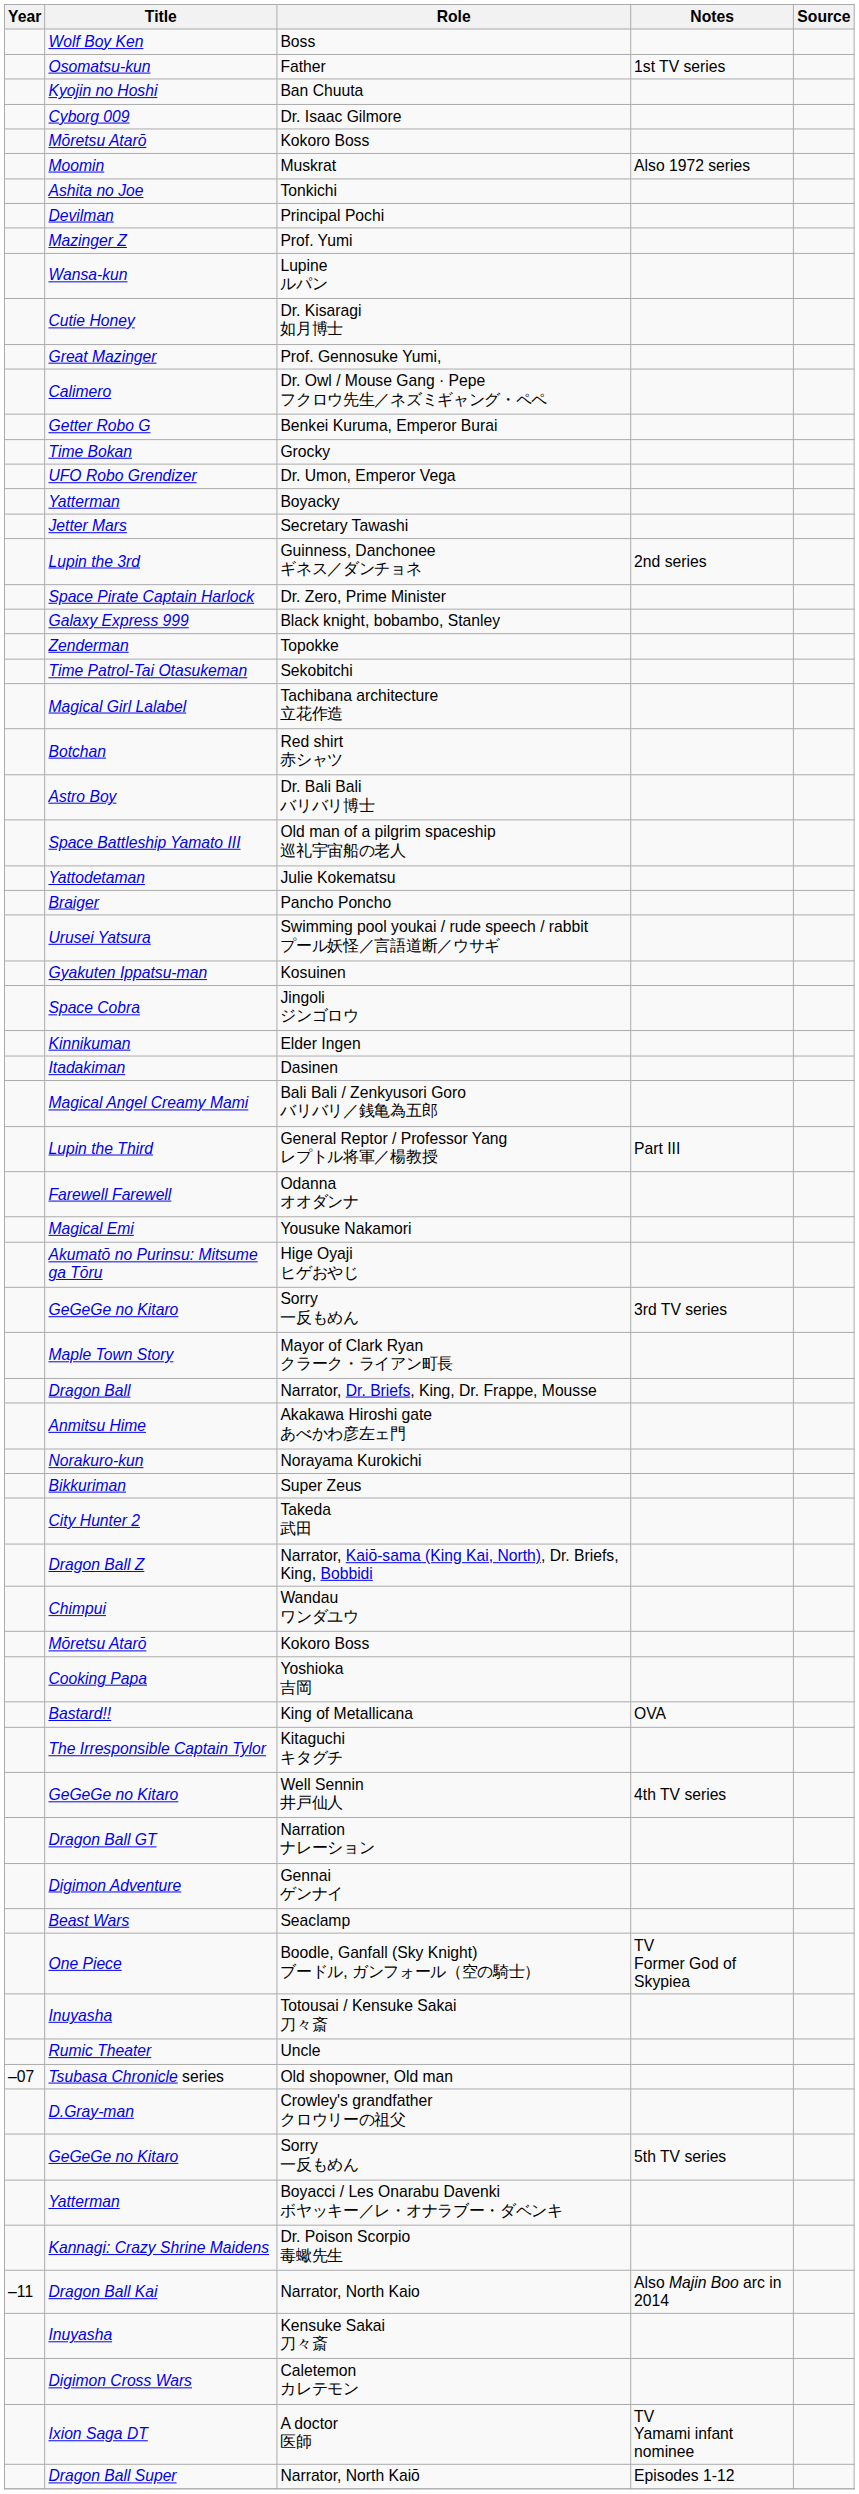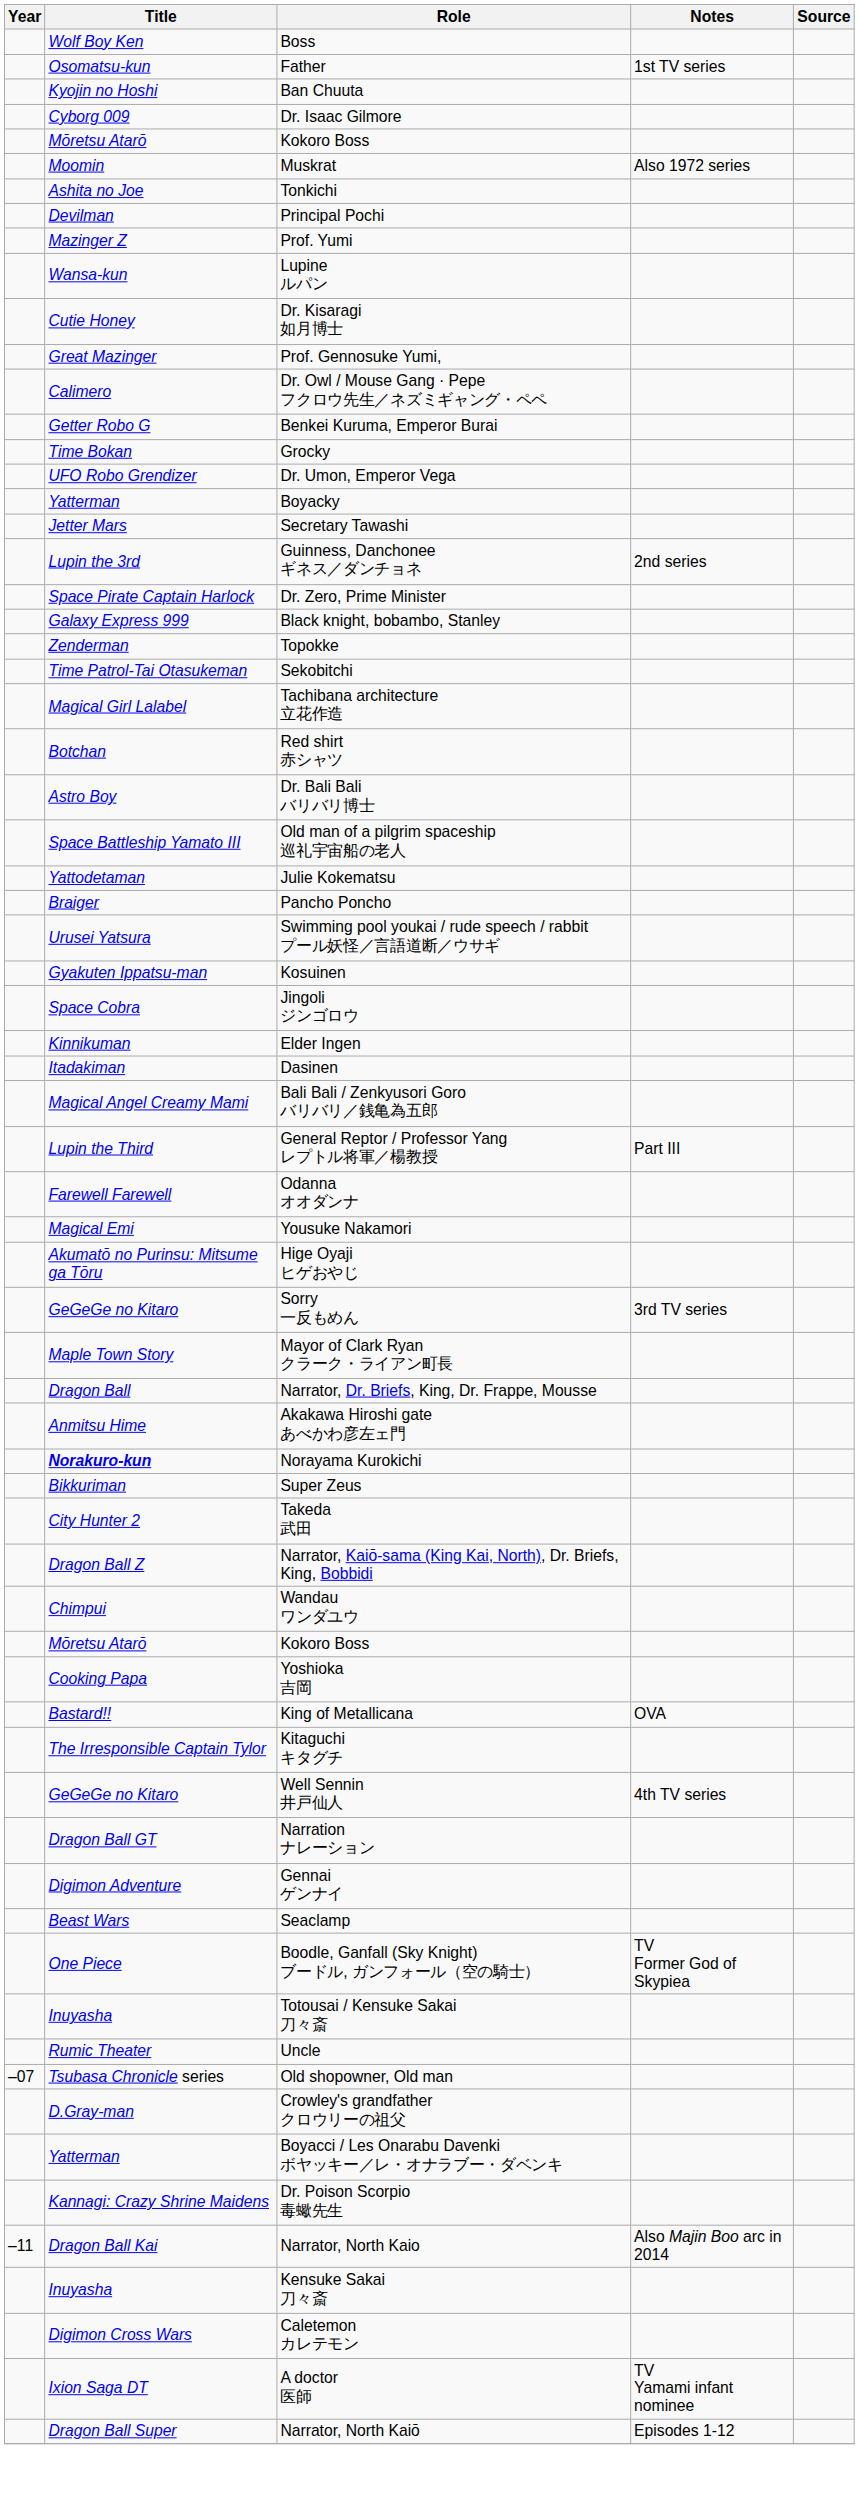(96, 1460) normal -> (100, 1460) bold
- row: (320, 2156)
